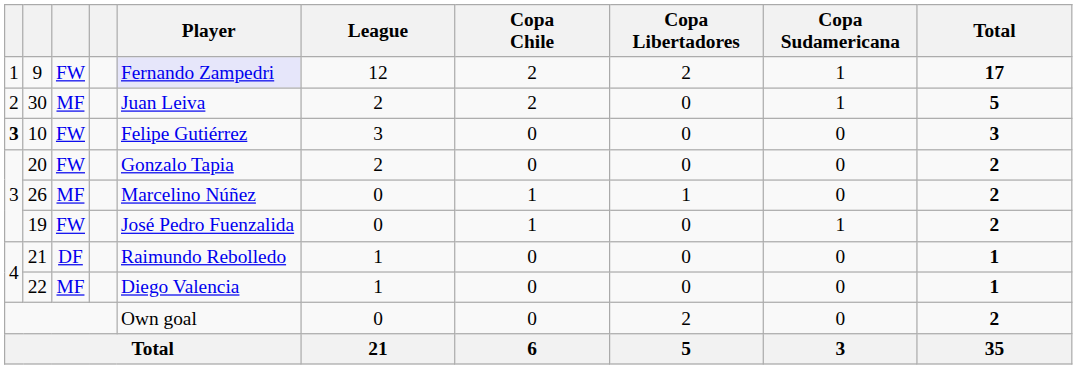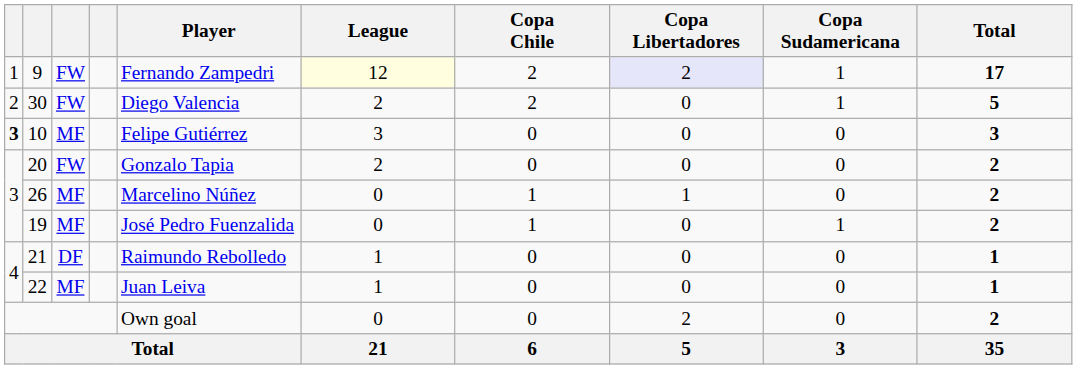(198, 72) lavender background -> (198, 72) no background
(378, 72) no background -> (378, 72) lightyellow background
(686, 72) no background -> (686, 72) lavender background
(70, 103) MF -> (70, 103) FW
(163, 103) Juan Leiva -> (180, 103) Diego Valencia
(70, 133) FW -> (70, 133) MF
(70, 225) FW -> (70, 225) MF
(180, 287) Diego Valencia -> (163, 287) Juan Leiva
